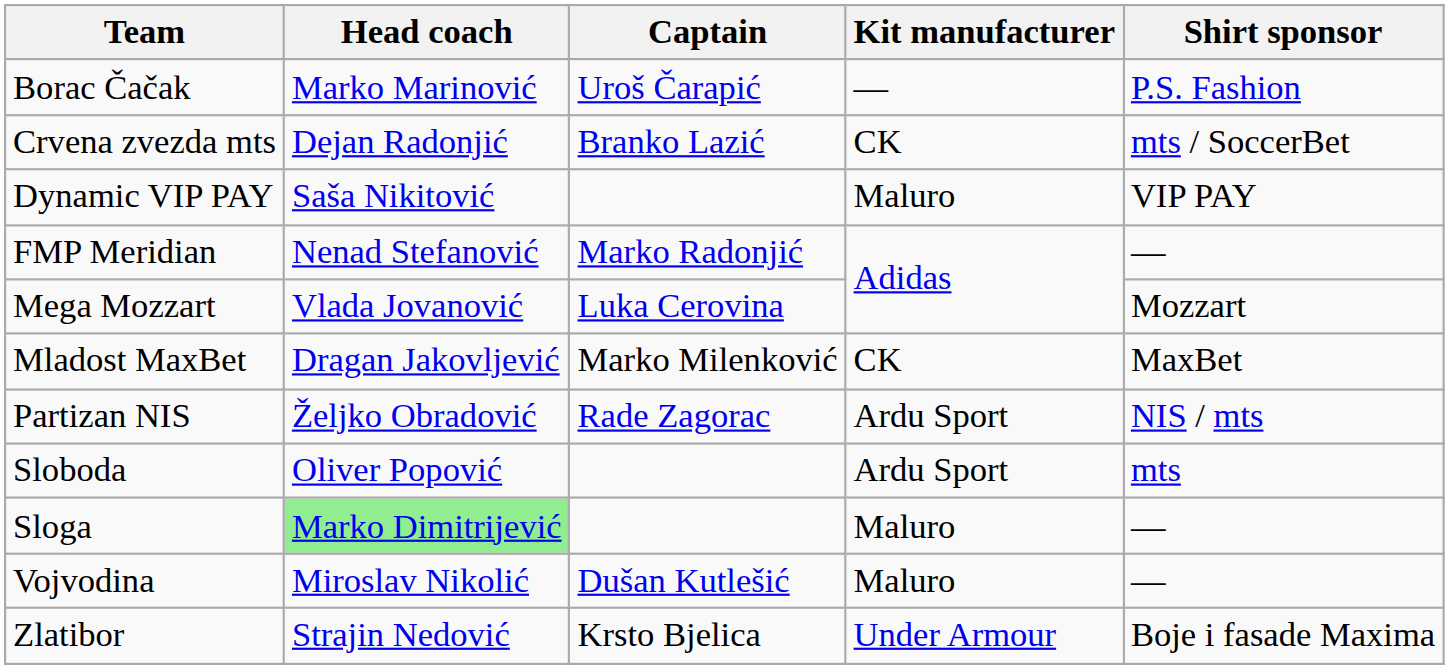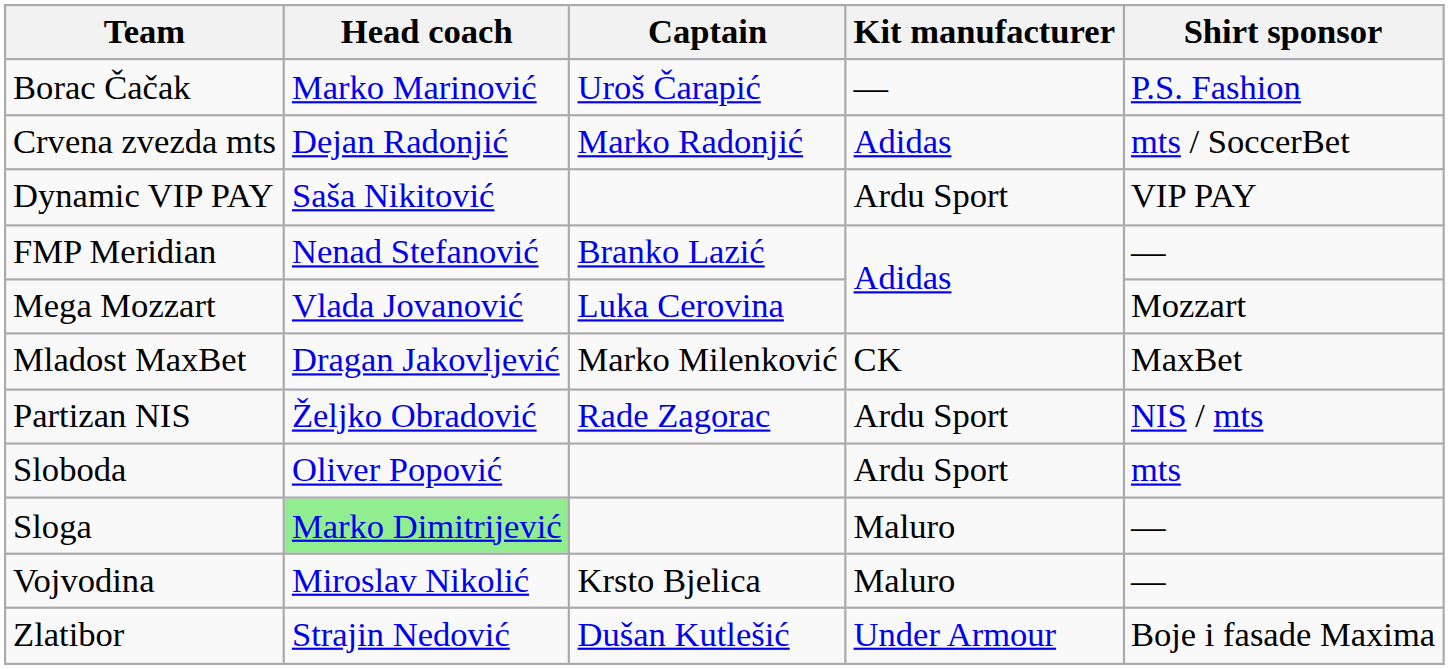(671, 141) Branko Lazić -> (690, 141) Marko Radonjić
(878, 141) CK -> (903, 141) Adidas
(904, 196) Maluro -> (931, 196) Ardu Sport
(690, 251) Marko Radonjić -> (671, 251) Branko Lazić
(684, 580) Dušan Kutlešić -> (669, 580) Krsto Bjelica
(669, 634) Krsto Bjelica -> (684, 634) Dušan Kutlešić
